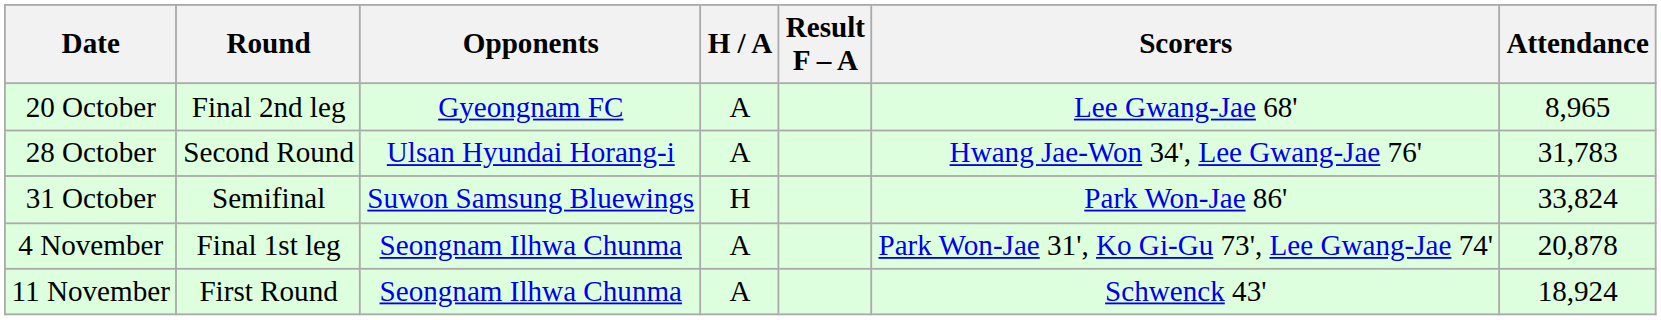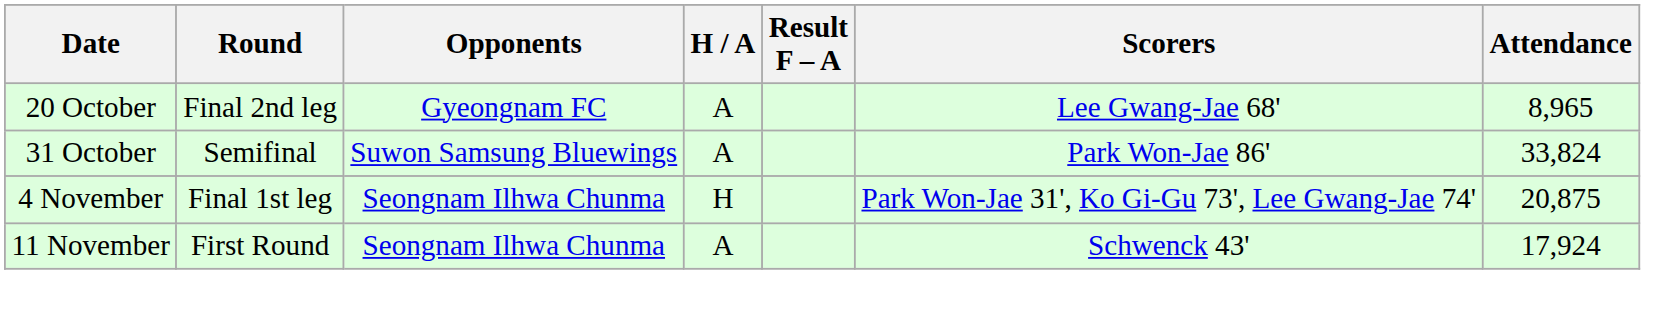- row: (91, 152)
(740, 198) H -> (723, 152) A
(740, 245) A -> (723, 198) H
(1578, 245) 20,878 -> (1561, 198) 20,875
(1578, 291) 18,924 -> (1561, 245) 17,924
